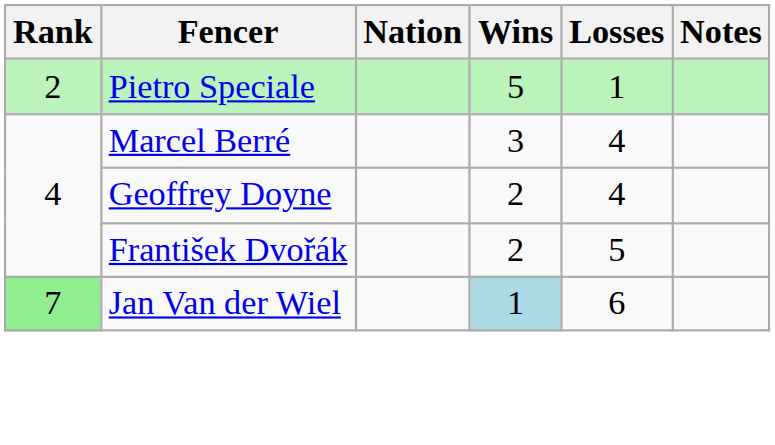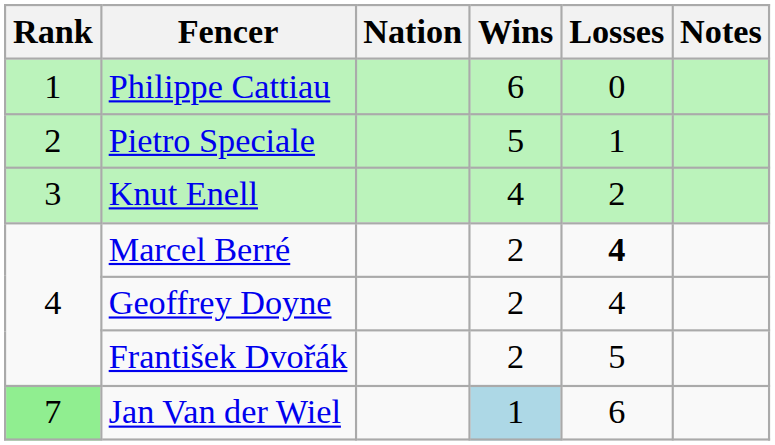+ row: (219, 85)
+ row: (183, 194)
(516, 140) 3 -> (516, 248) 2
(617, 140) normal -> (617, 248) bold
